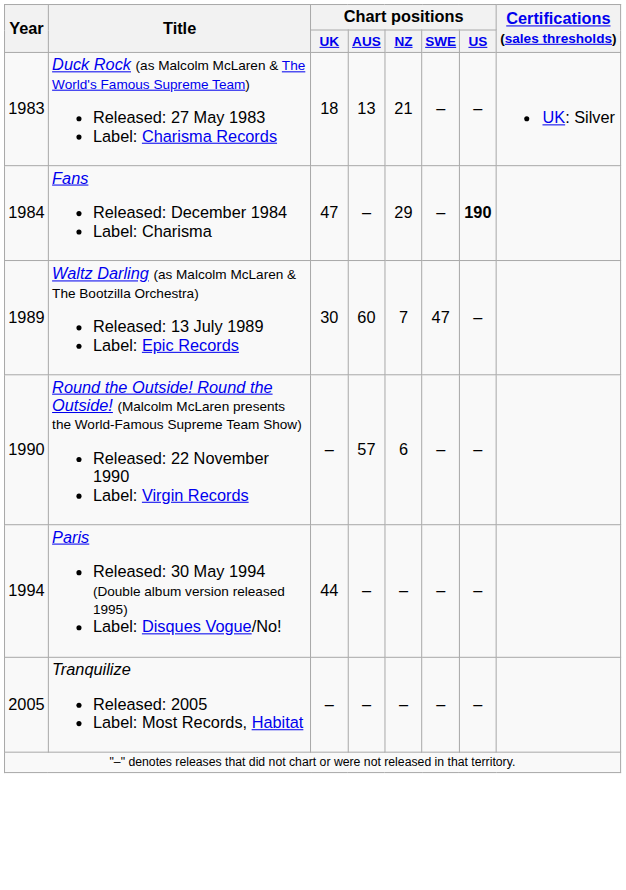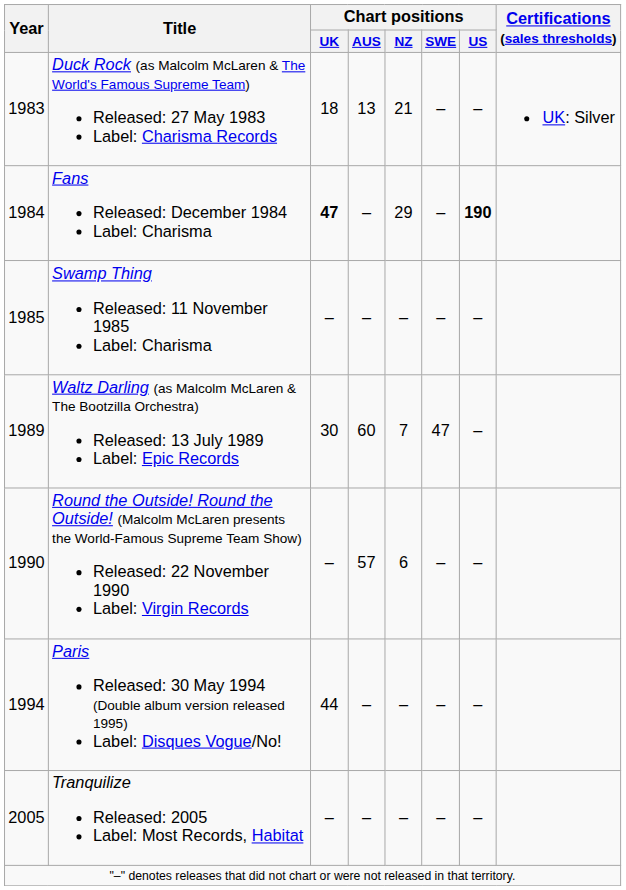(329, 213) normal -> (329, 213) bold
+ row: (180, 310)
